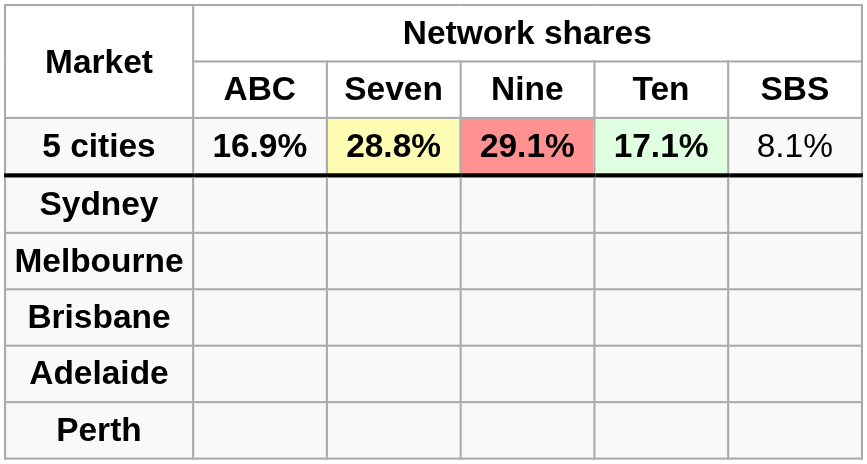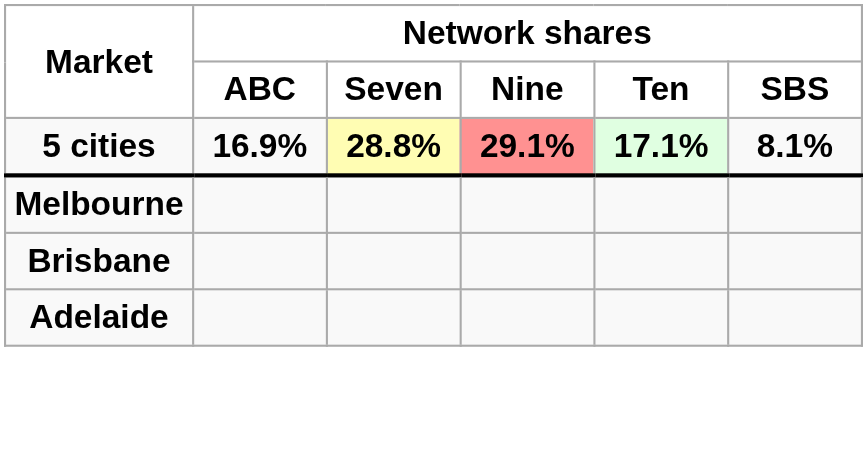(795, 145) normal -> (795, 145) bold
- row: (99, 204)
- row: (99, 429)
